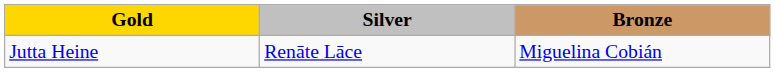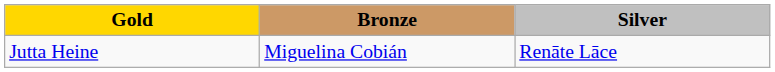columns swapped: (387, 20) <-> (642, 20)
